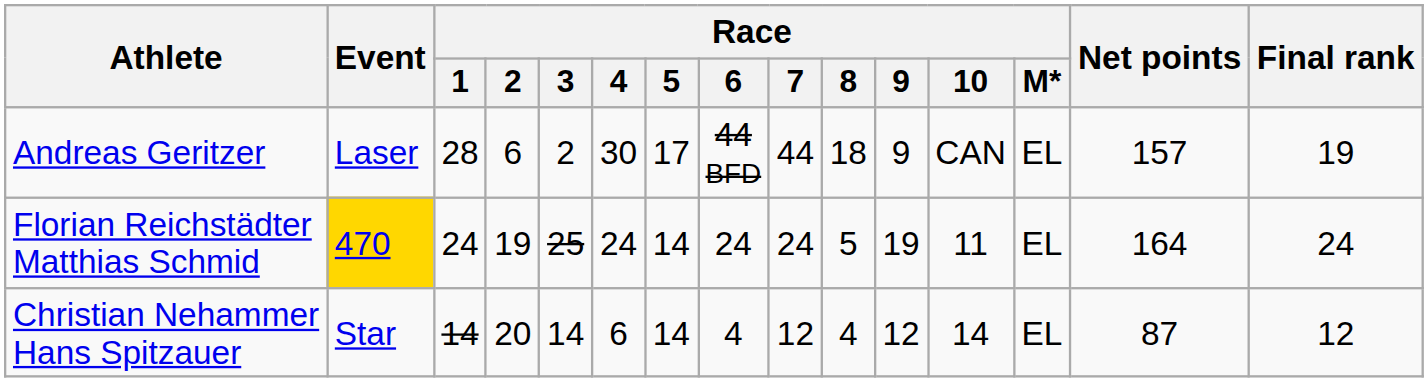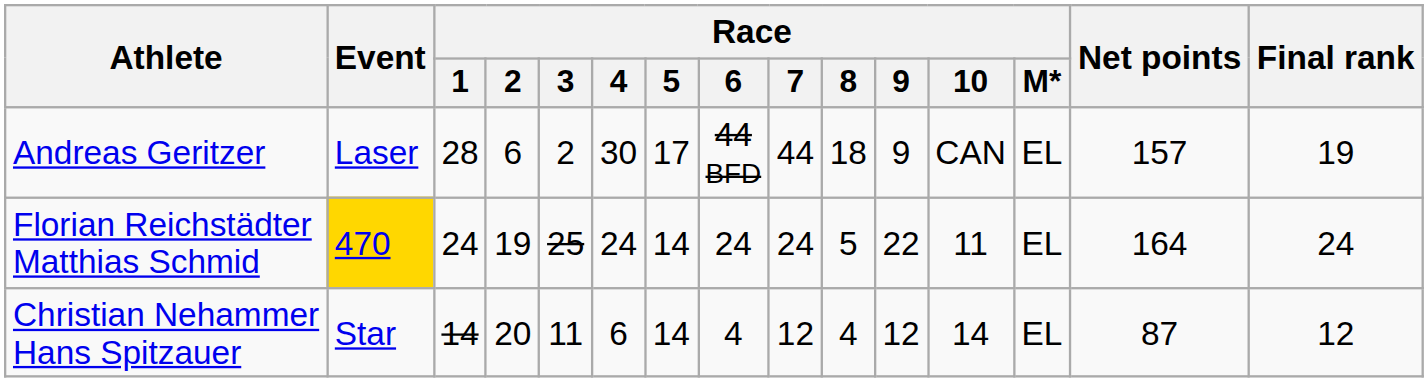(901, 243) 19 -> (901, 243) 22
(566, 333) 14 -> (566, 333) 11
